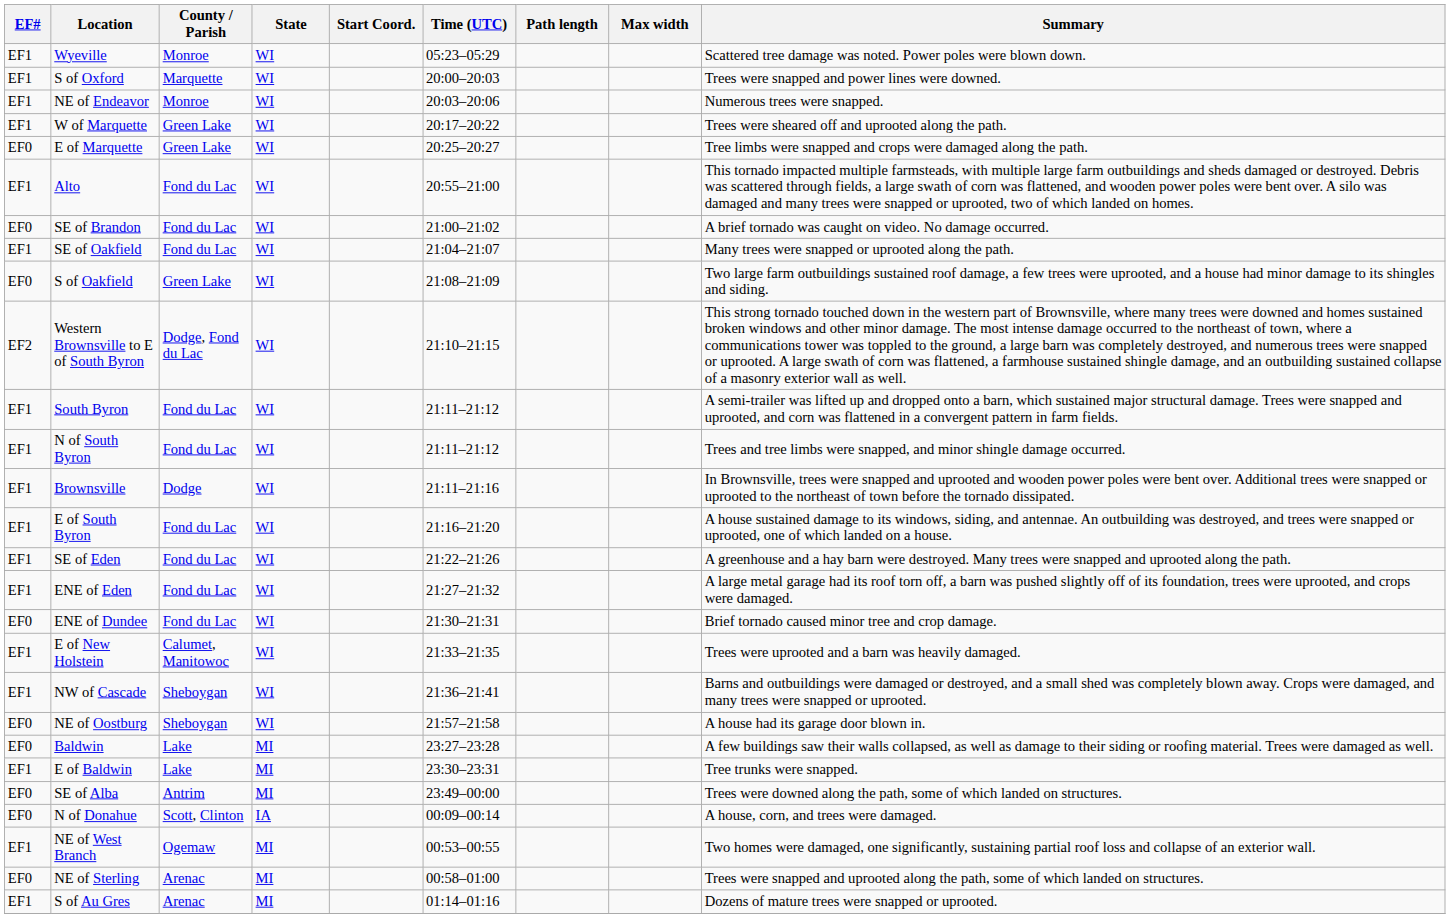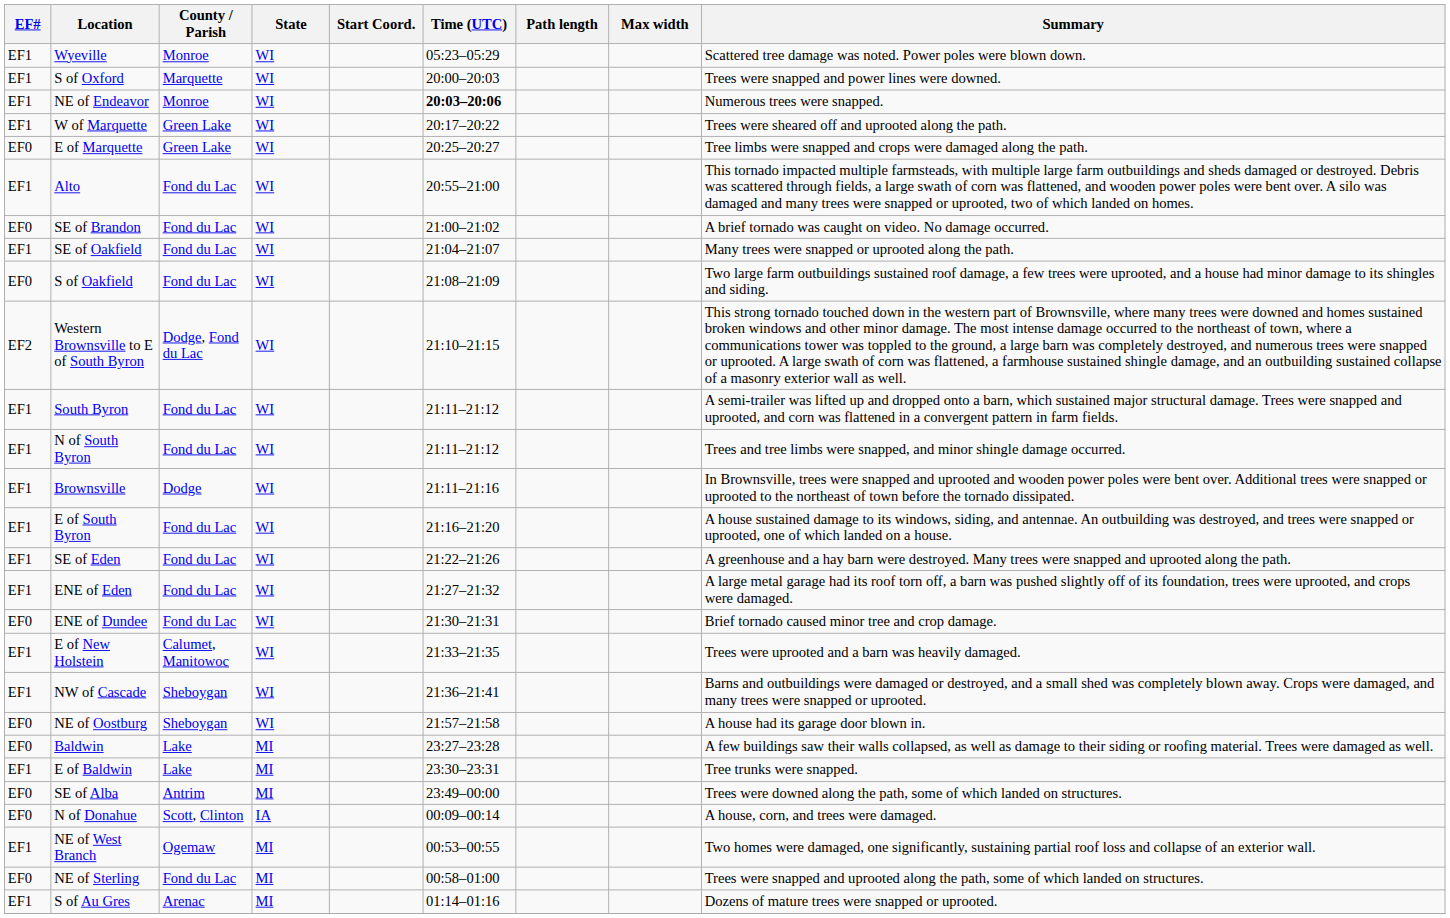(463, 101) normal -> (464, 101) bold
(197, 281) Green Lake -> (199, 281) Fond du Lac
(184, 878) Arenac -> (199, 878) Fond du Lac
